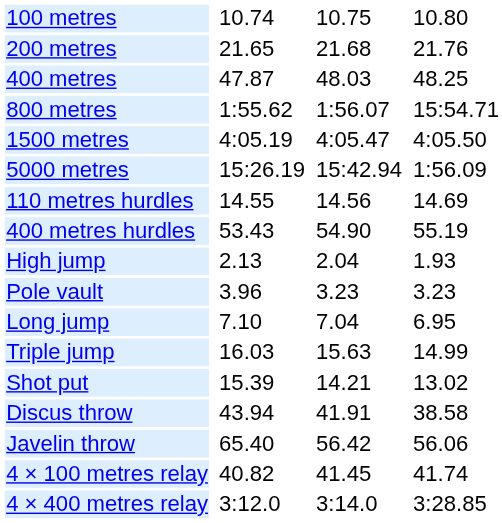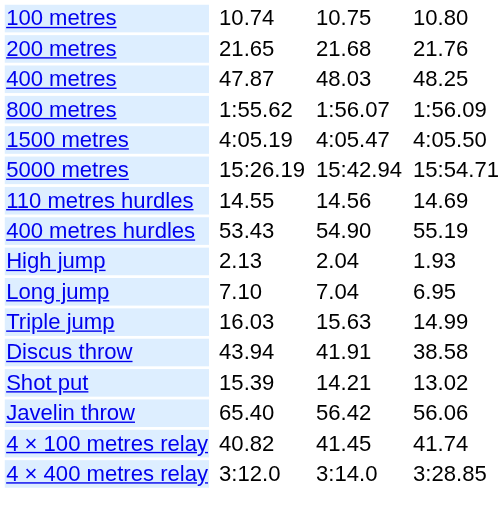(456, 109) 15:54.71 -> (450, 109) 1:56.09
(450, 170) 1:56.09 -> (456, 170) 15:54.71
- row: (55, 291)
rows swapped: (47, 382) <-> (69, 413)
